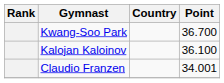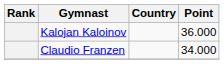- row: (84, 31)
(199, 50) 36.100 -> (199, 31) 36.000
(199, 68) 34.001 -> (199, 50) 34.000
